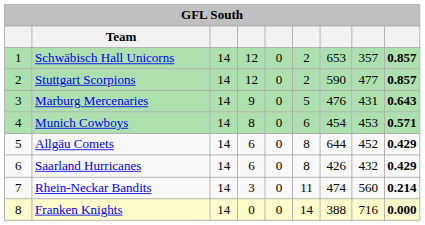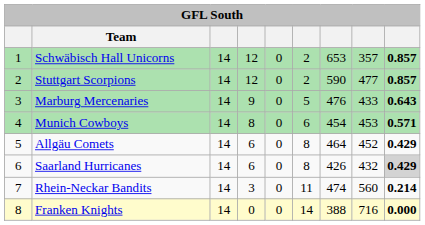(368, 101) 431 -> (368, 101) 433
(336, 144) 644 -> (336, 144) 464
(402, 166) no background -> (402, 166) lightgrey background
